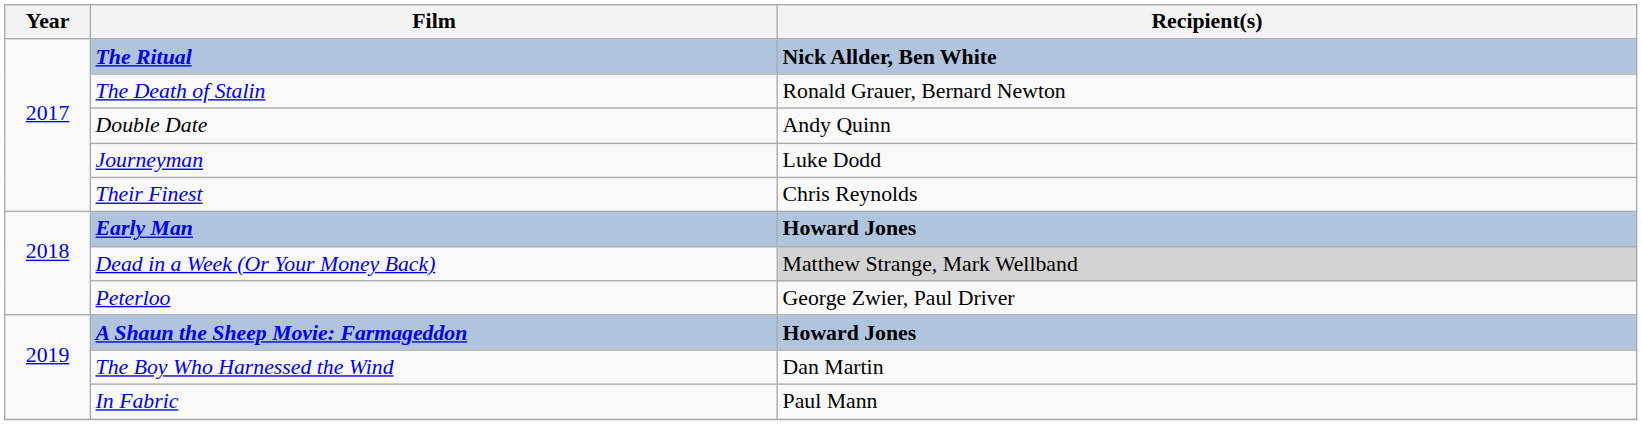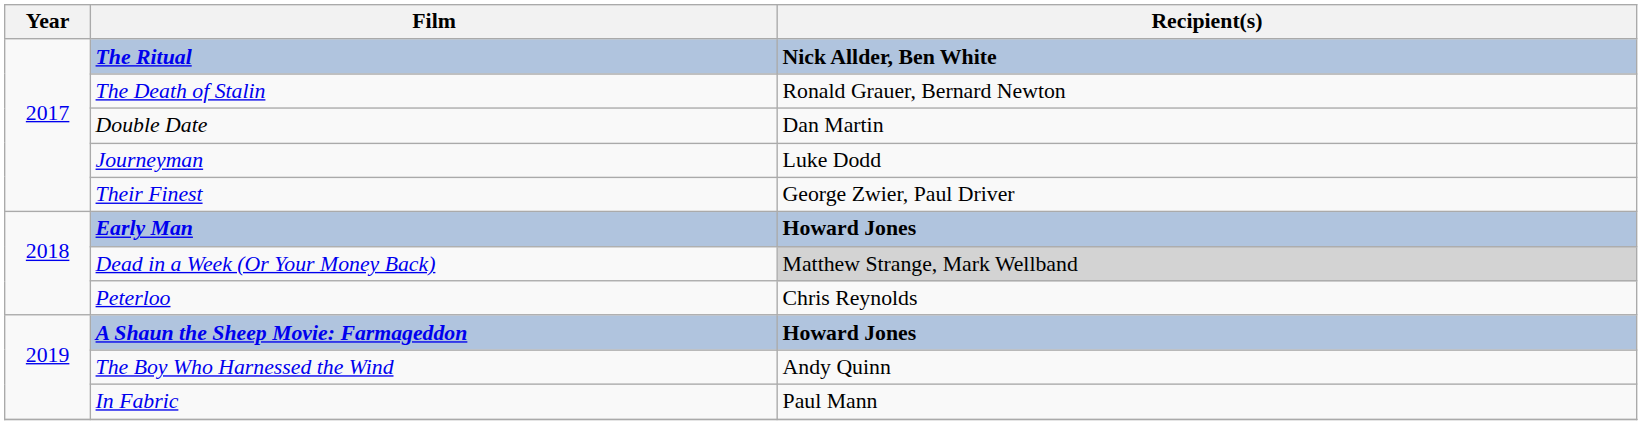(837, 125) Andy Quinn -> (833, 125) Dan Martin
(850, 194) Chris Reynolds -> (899, 194) George Zwier, Paul Driver
(899, 297) George Zwier, Paul Driver -> (850, 297) Chris Reynolds
(833, 366) Dan Martin -> (837, 366) Andy Quinn
